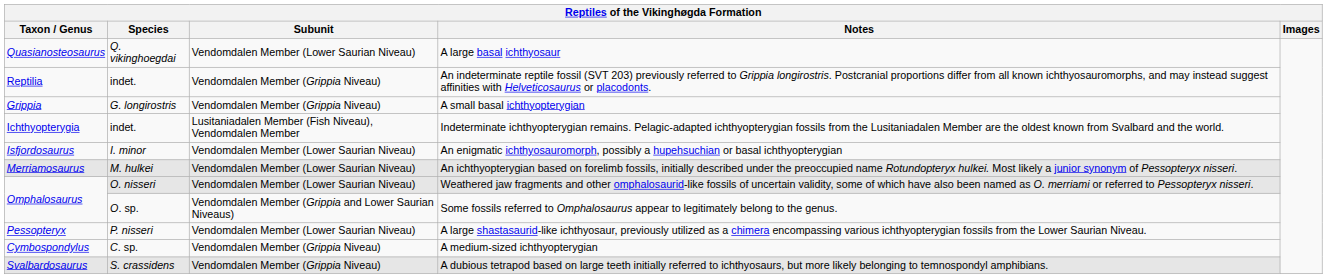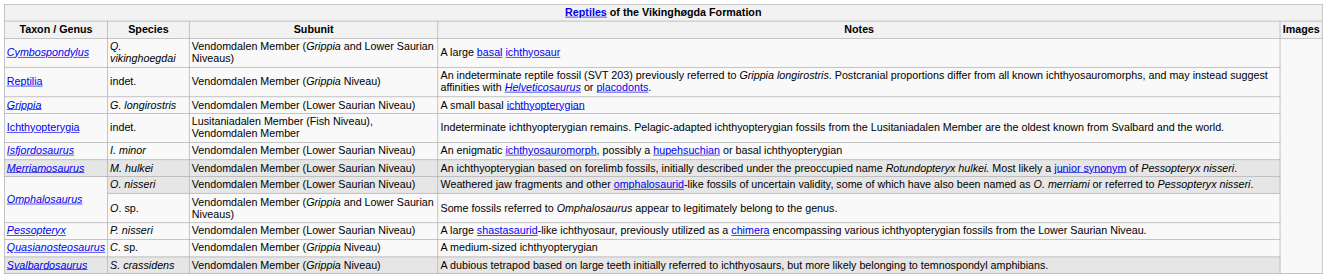(56, 53) Quasianosteosaurus -> (48, 53) Cymbospondylus
(304, 53) Vendomdalen Member (Lower Saurian Niveau) -> (313, 53) Vendomdalen Member (Grippia and Lower Saurian Niveaus)
(286, 105) Vendomdalen Member (Grippia Niveau) -> (304, 105) Vendomdalen Member (Lower Saurian Niveau)
(48, 248) Cymbospondylus -> (56, 248) Quasianosteosaurus
